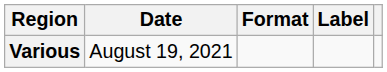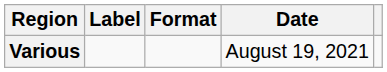columns swapped: (161, 20) <-> (343, 20)
